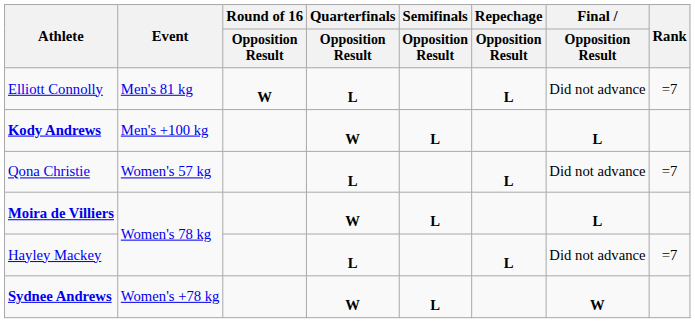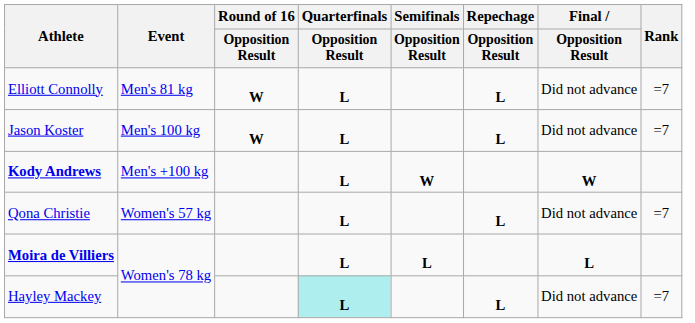+ row: (46, 130)
(353, 139) W -> (344, 180) L
(435, 139) L -> (427, 180) W
(597, 139) L -> (589, 180) W
(353, 222) W -> (344, 264) L
(353, 264) no background -> (344, 305) paleturquoise background
- row: (60, 296)
